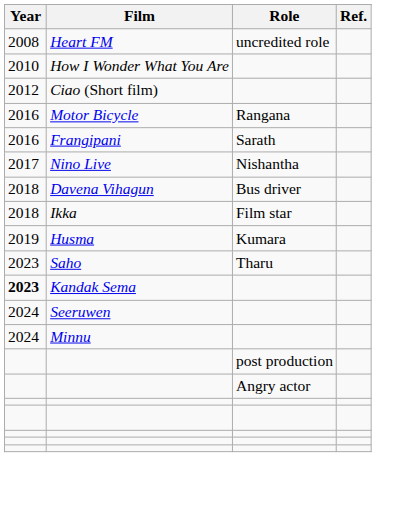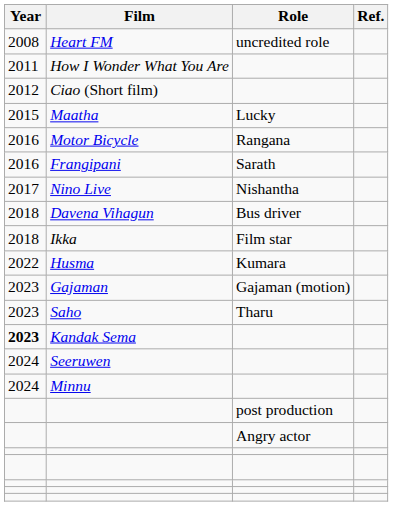(24, 66) 2010 -> (23, 66) 2011
+ row: (74, 115)
(26, 238) 2019 -> (26, 262) 2022
+ row: (79, 287)
